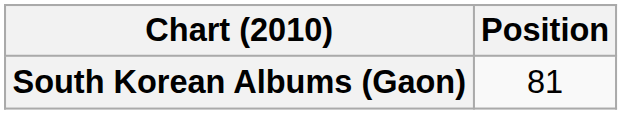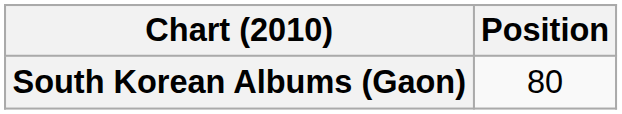(545, 81) 81 -> (545, 81) 80
